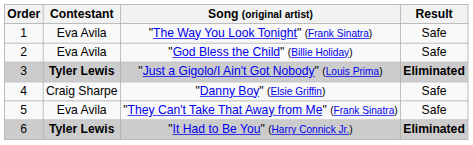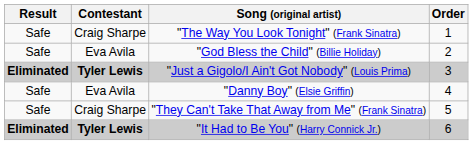columns swapped: (24, 14) <-> (434, 14)
(82, 33) Eva Avila -> (110, 33) Craig Sharpe
(82, 91) Craig Sharpe -> (110, 91) Eva Avila
(82, 110) Eva Avila -> (110, 110) Craig Sharpe
